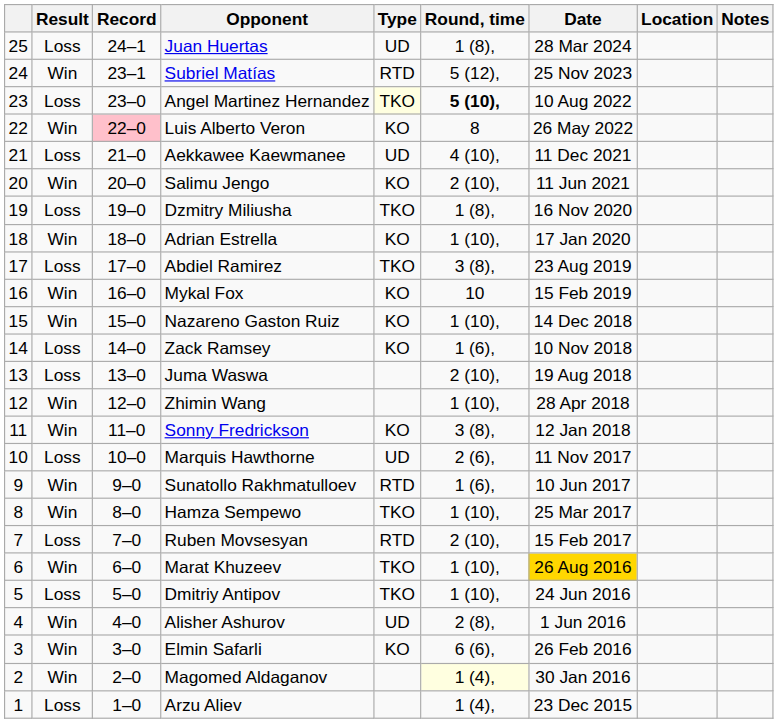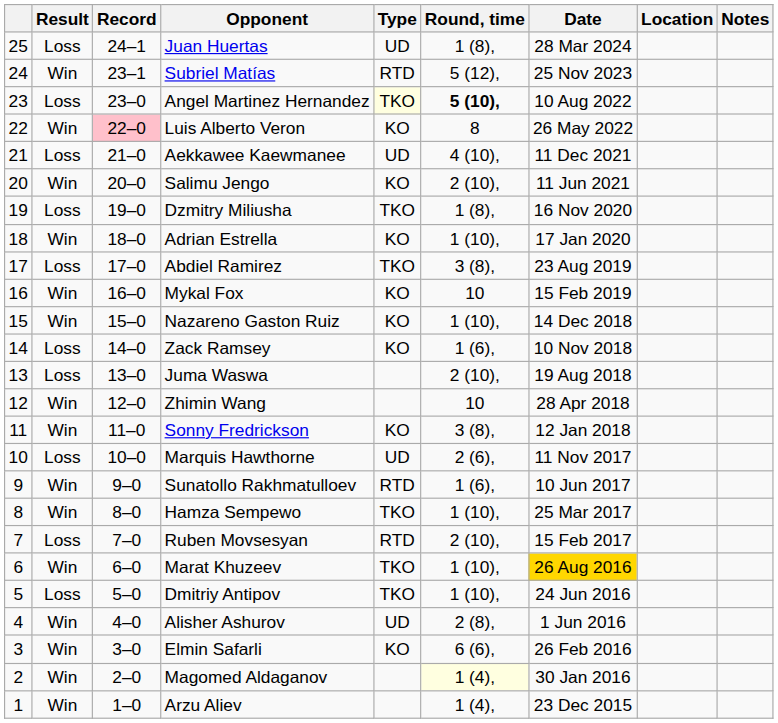(475, 403) 1 (10), -> (475, 403) 10
(62, 704) Loss -> (62, 704) Win
